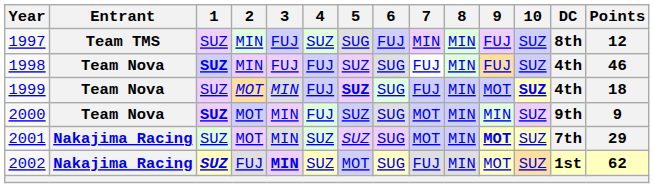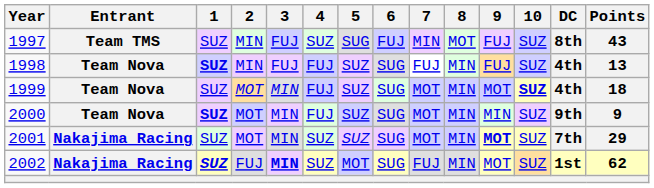(462, 41) MIN -> (462, 41) MOT
(617, 41) 12 -> (617, 41) 43
(617, 66) 46 -> (617, 66) 13
(356, 90) bold -> (356, 90) normal
(426, 90) FUJ -> (426, 90) MOT
